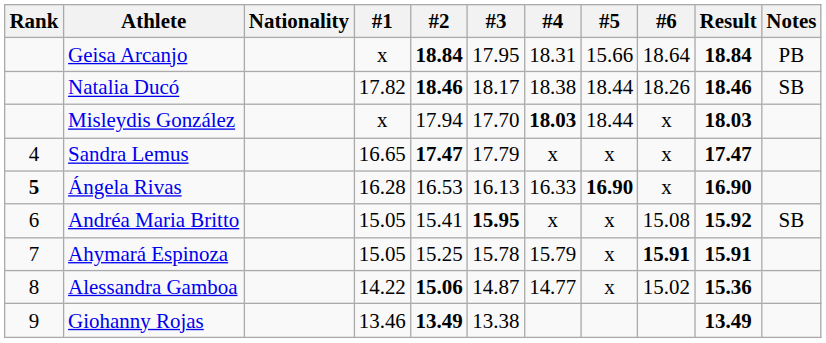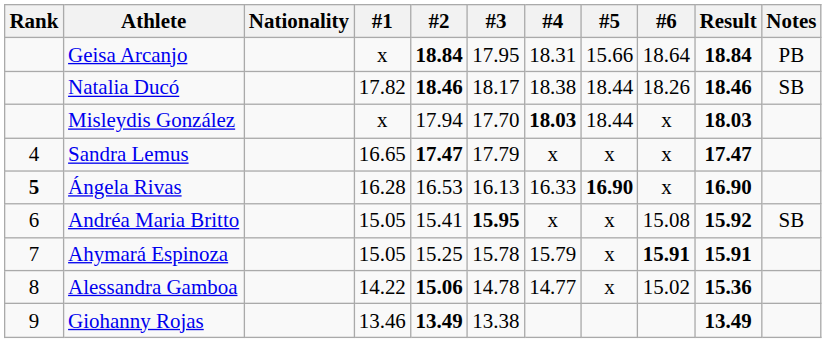(496, 287) 14.87 -> (496, 287) 14.78
